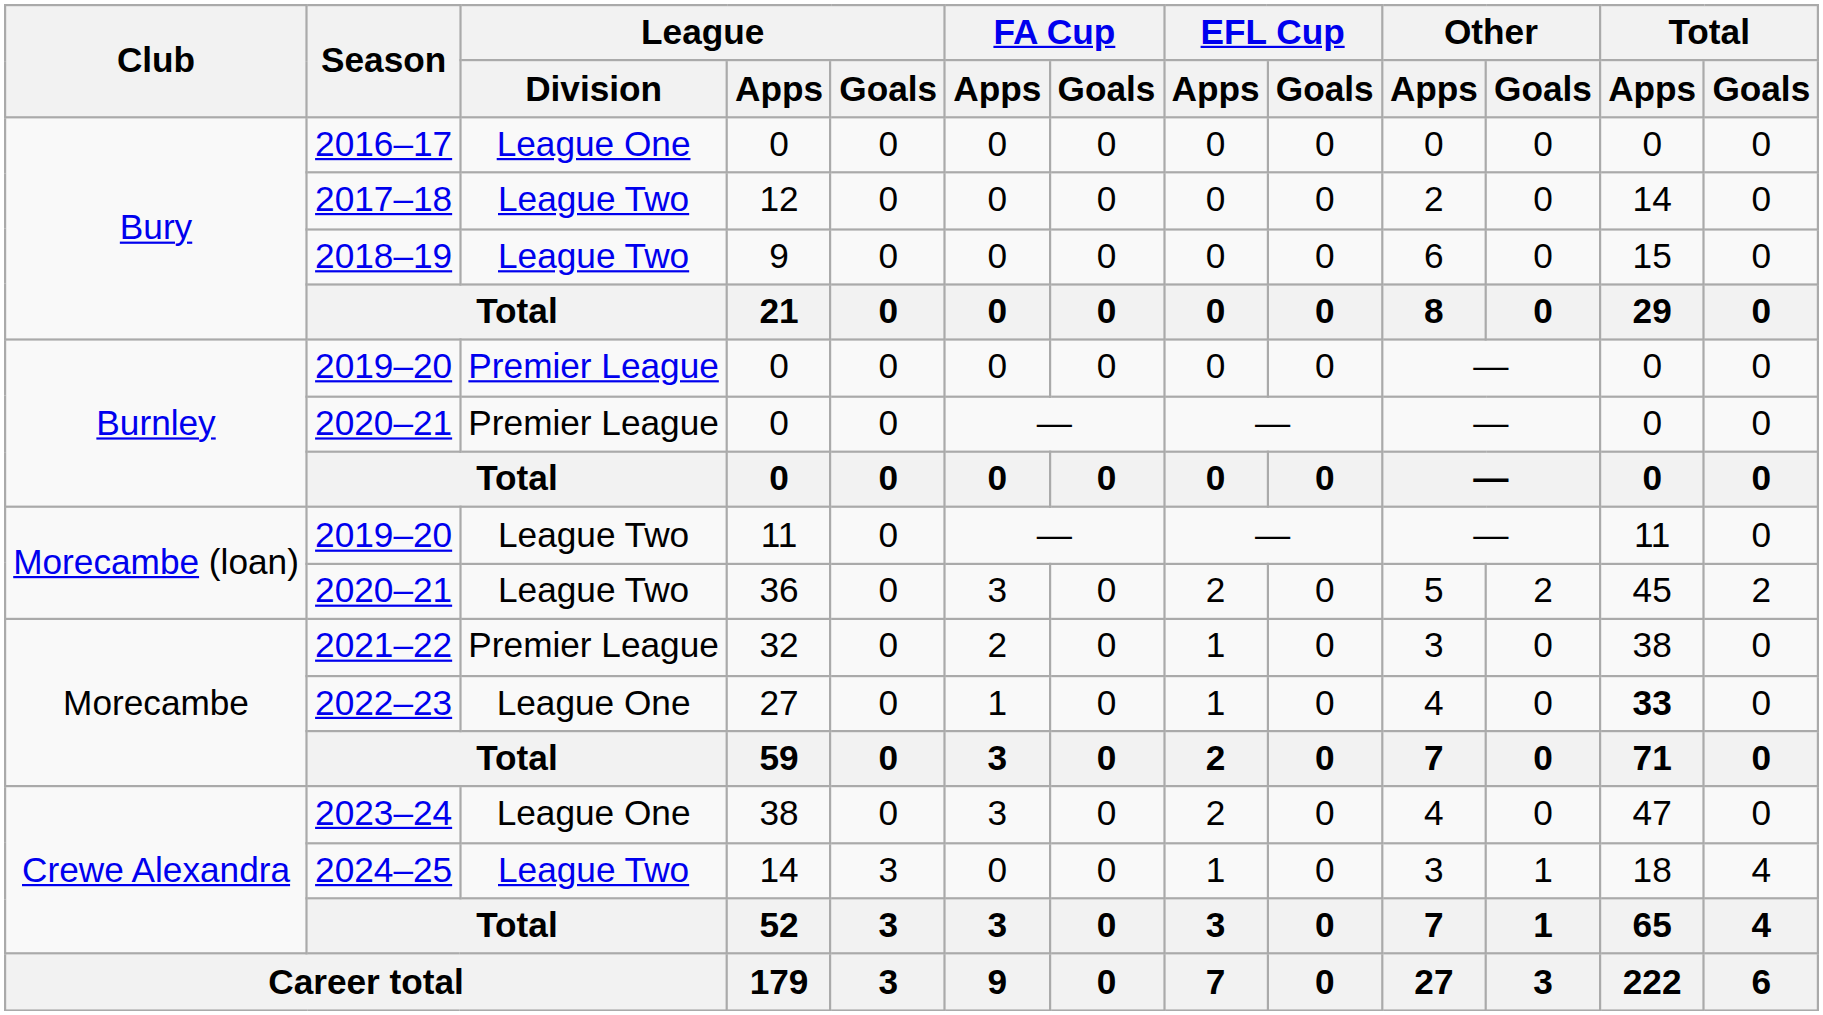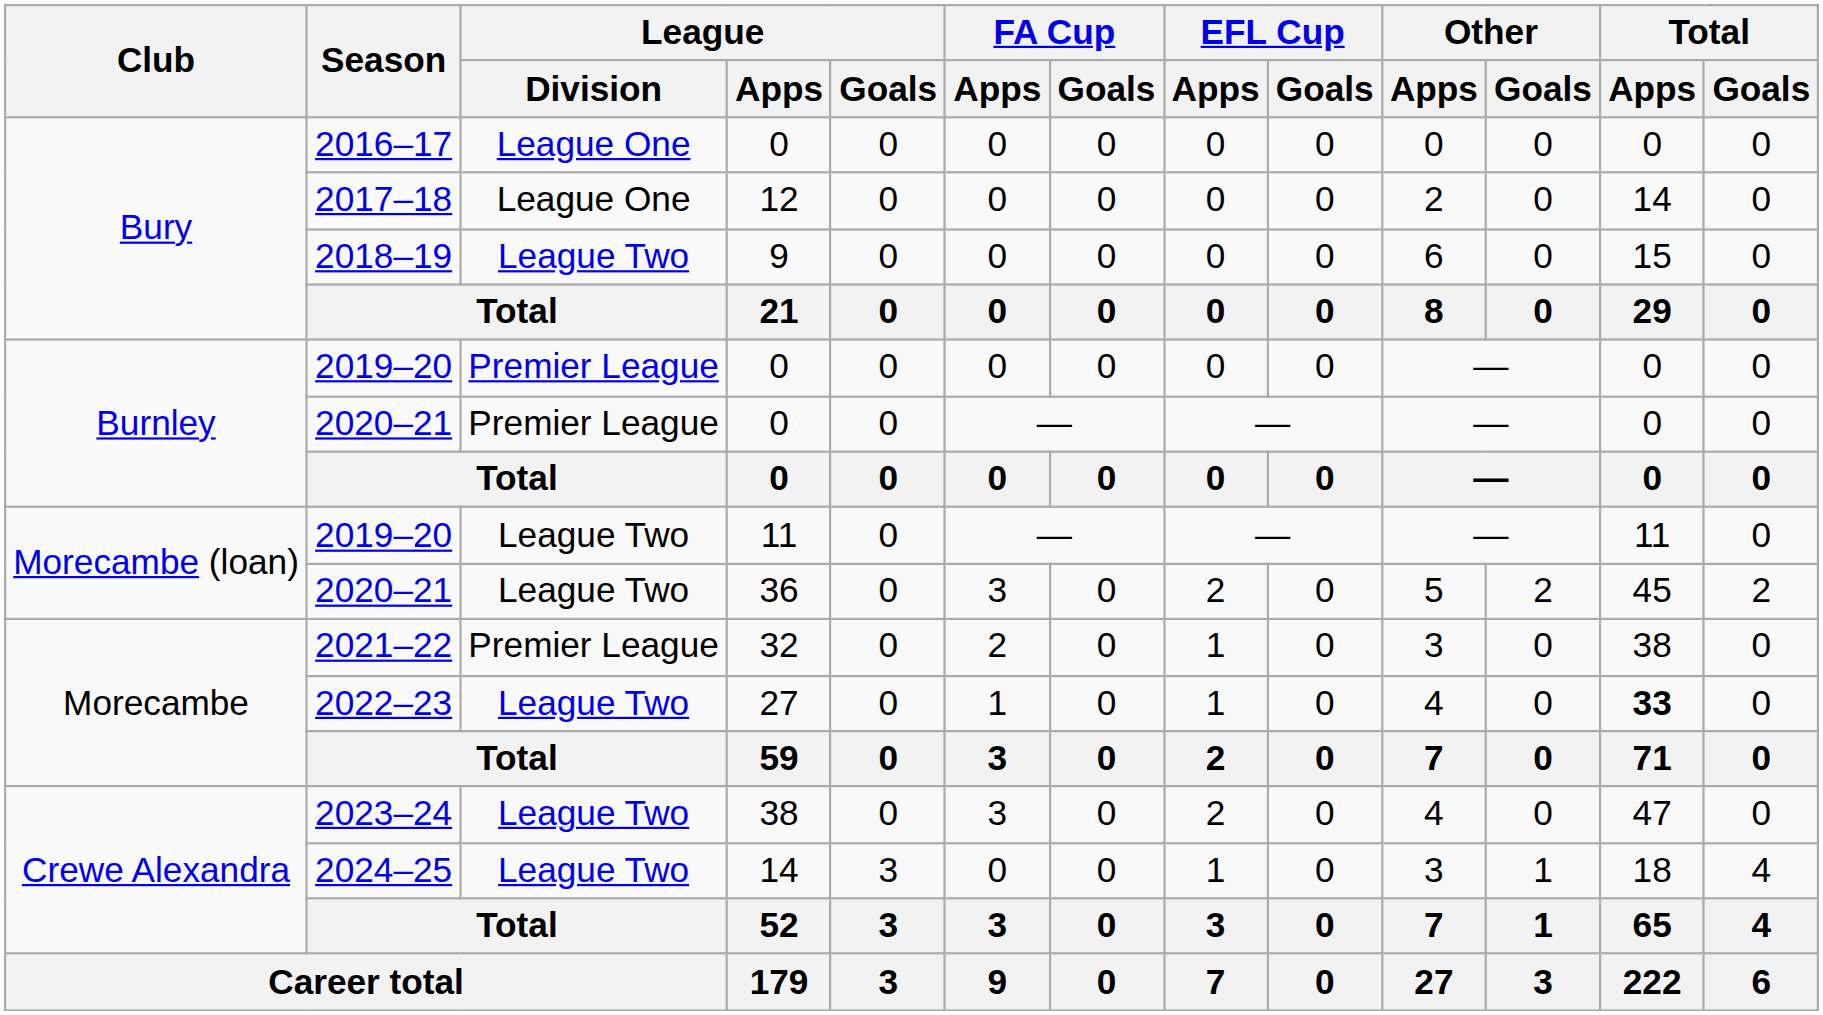(594, 199) League Two -> (594, 199) League One
(594, 702) League One -> (594, 702) League Two
(594, 813) League One -> (594, 813) League Two
